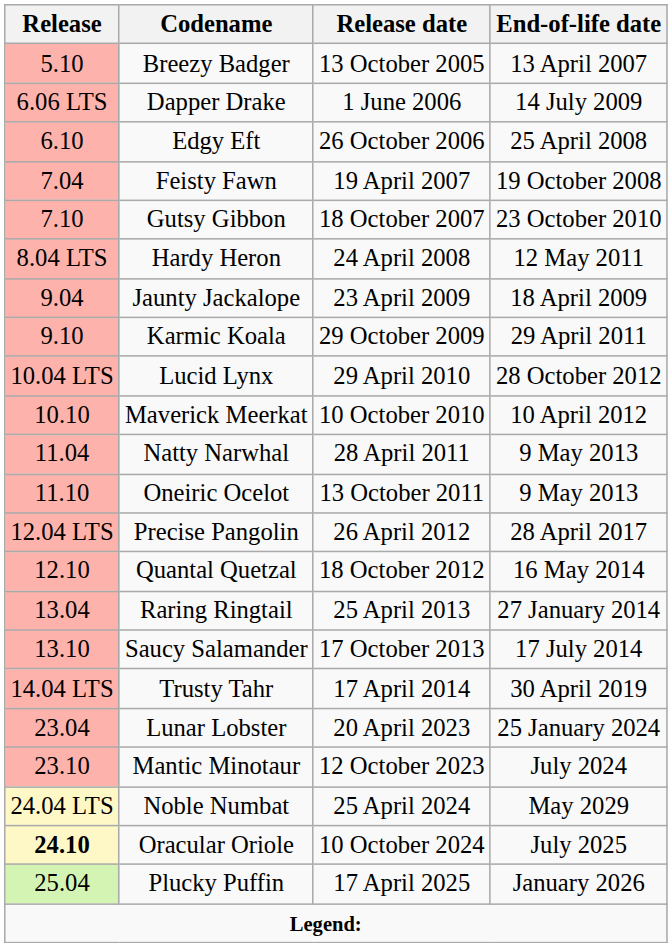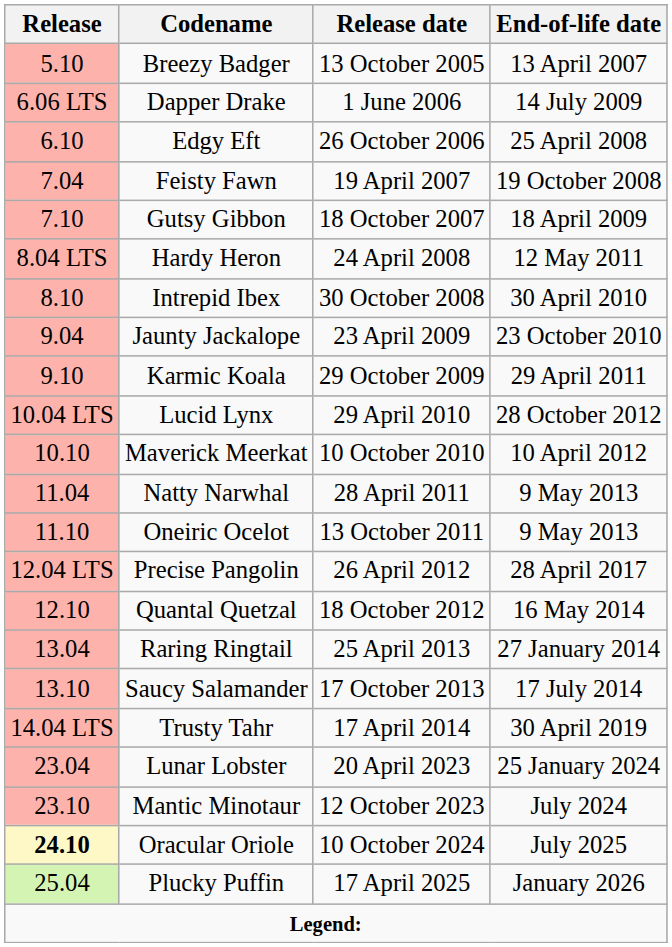(579, 219) 23 October 2010 -> (579, 219) 18 April 2009
+ row: (216, 297)
(579, 297) 18 April 2009 -> (579, 336) 23 October 2010
- row: (216, 805)
